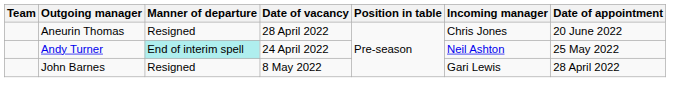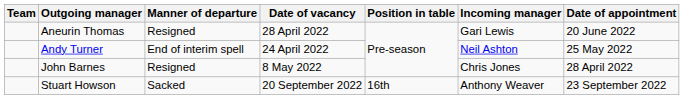(477, 31) Chris Jones -> (487, 31) Gari Lewis
(196, 49) paleturquoise background -> (196, 49) no background
(474, 67) Gari Lewis -> (490, 67) Chris Jones
+ row: (78, 85)
